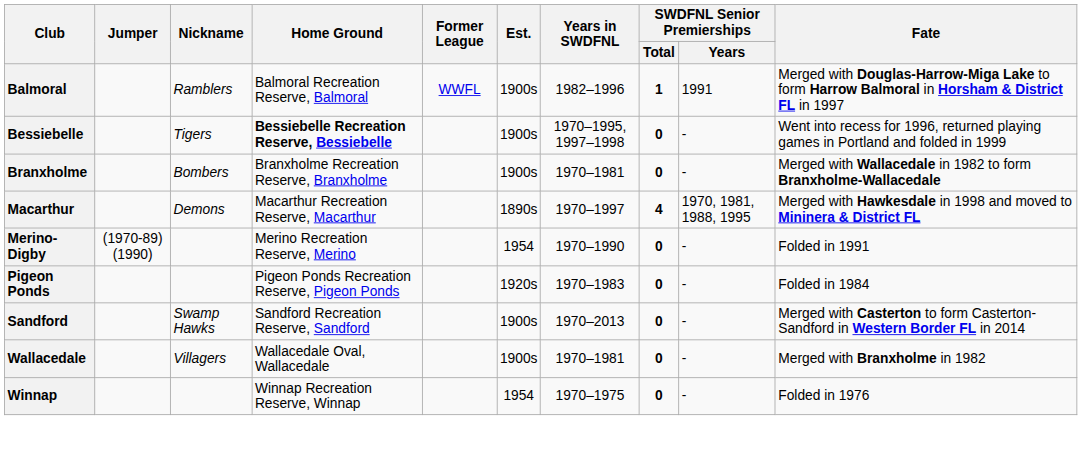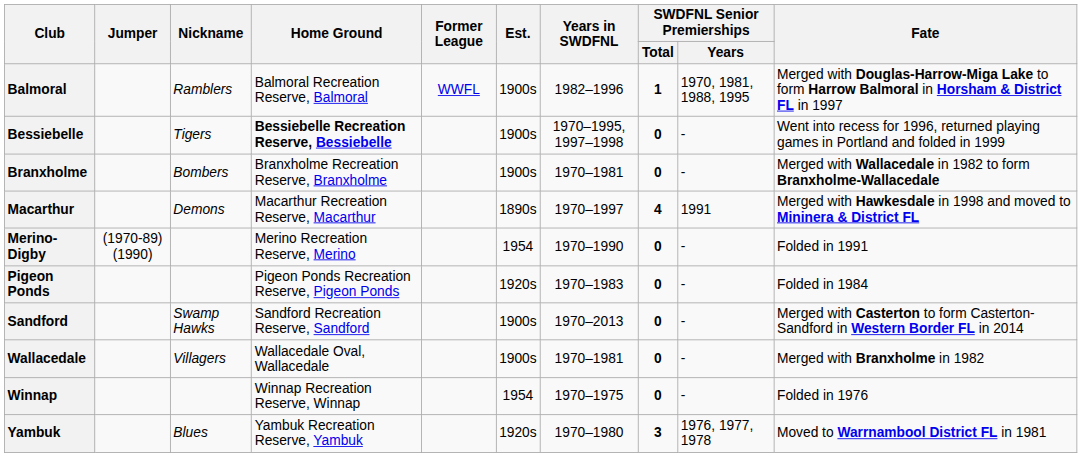(697, 90) 1991 -> (717, 90) 1970, 1981, 1988, 1995
(718, 209) 1970, 1981, 1988, 1995 -> (696, 209) 1991
+ row: (34, 433)
